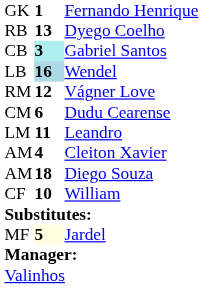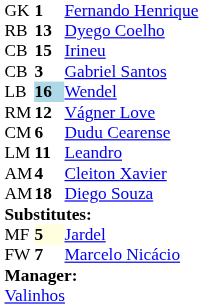+ row: (85, 50)
(39, 50) paleturquoise background -> (39, 71) no background
- row: (92, 193)
+ row: (122, 254)
